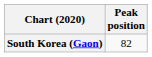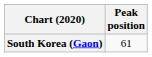(126, 43) 82 -> (126, 43) 61
